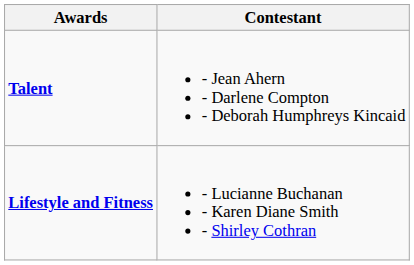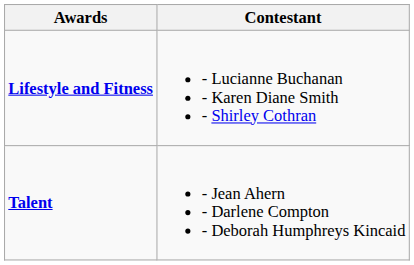rows swapped: (81, 202) <-> (30, 87)
